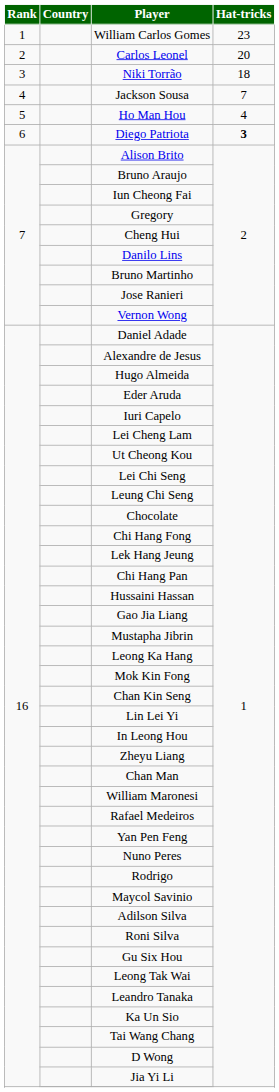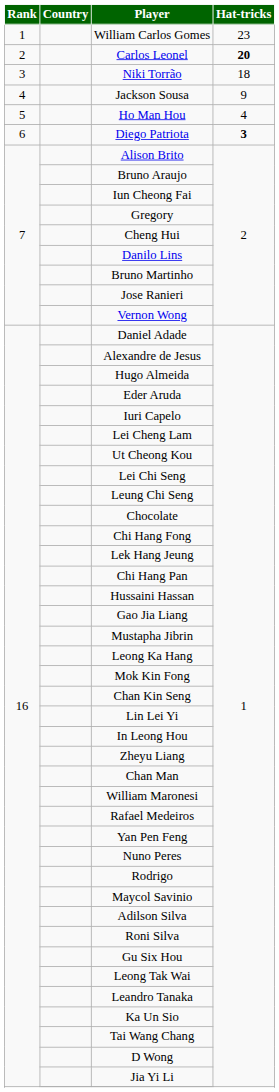(244, 54) normal -> (244, 54) bold
(244, 94) 7 -> (244, 94) 9
